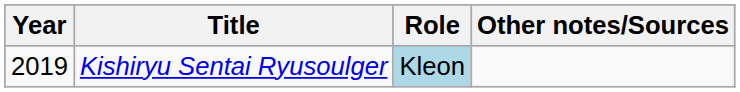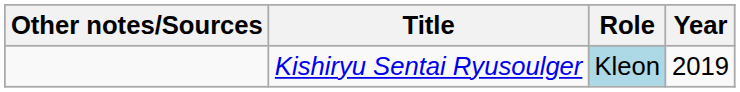columns swapped: (39, 26) <-> (603, 26)
